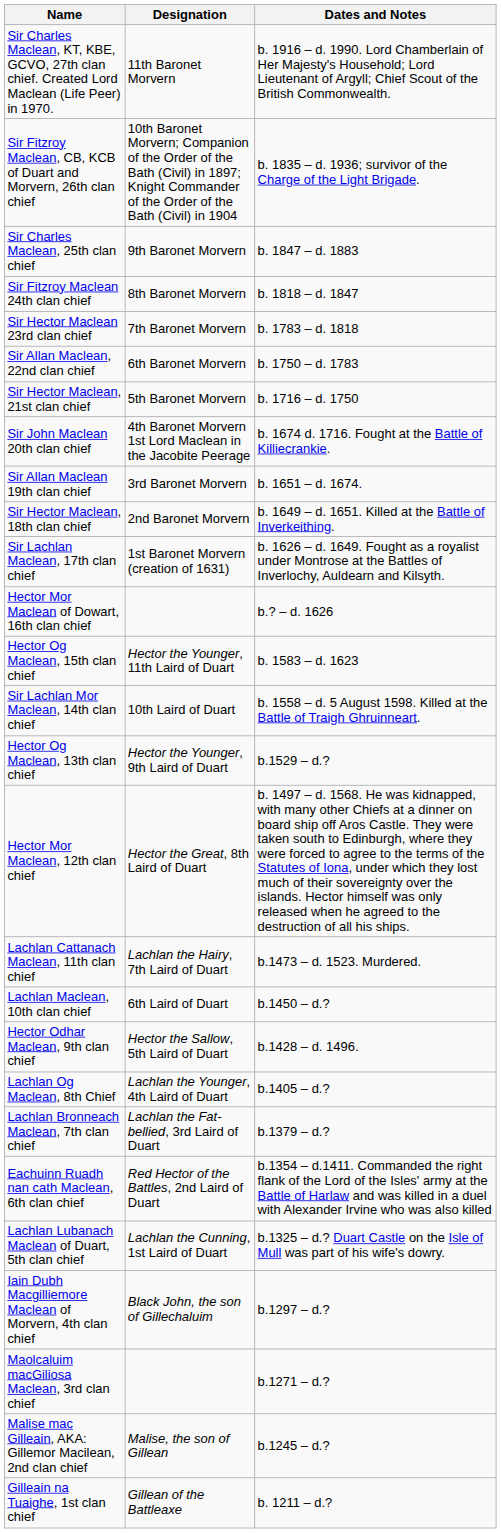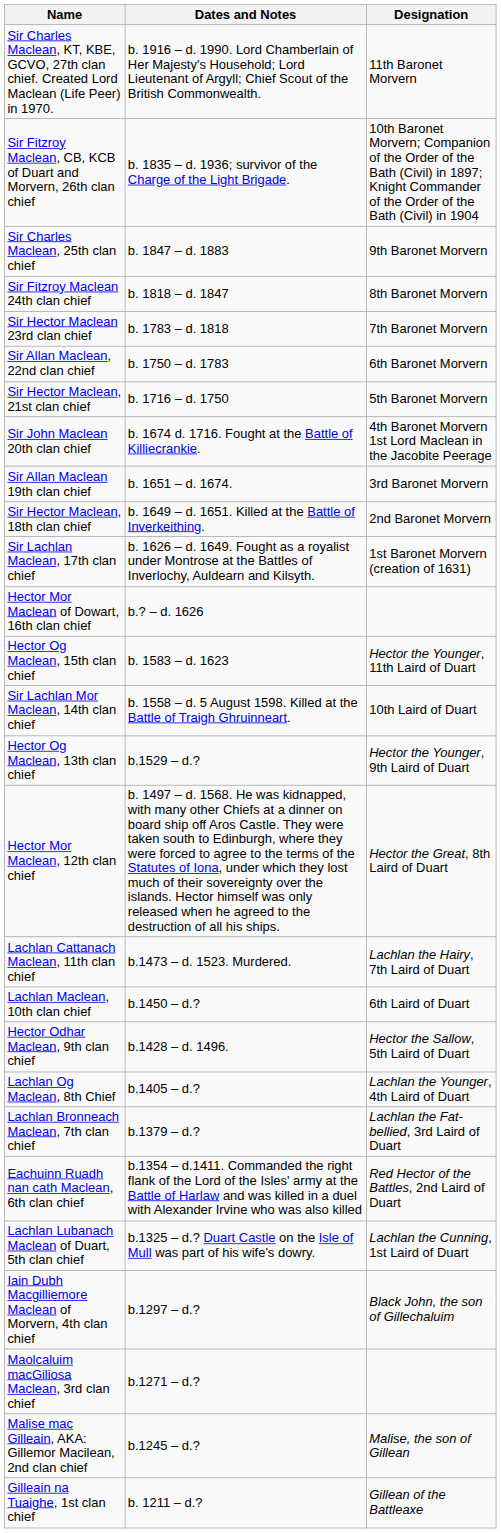columns swapped: (375, 14) <-> (190, 14)
